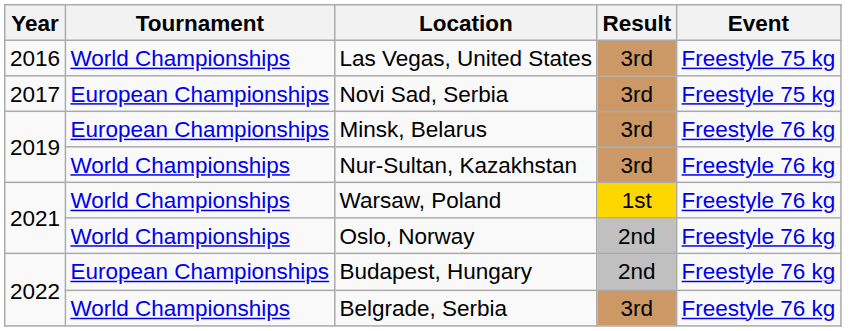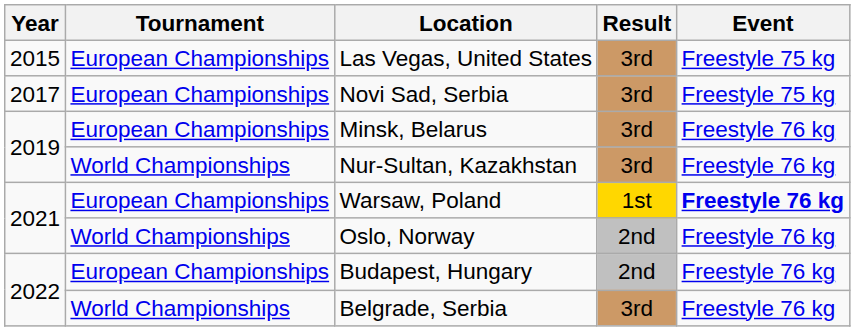(35, 58) 2016 -> (35, 58) 2015
(180, 58) World Championships -> (200, 58) European Championships
(180, 201) World Championships -> (200, 201) European Championships
(758, 201) normal -> (763, 201) bold
